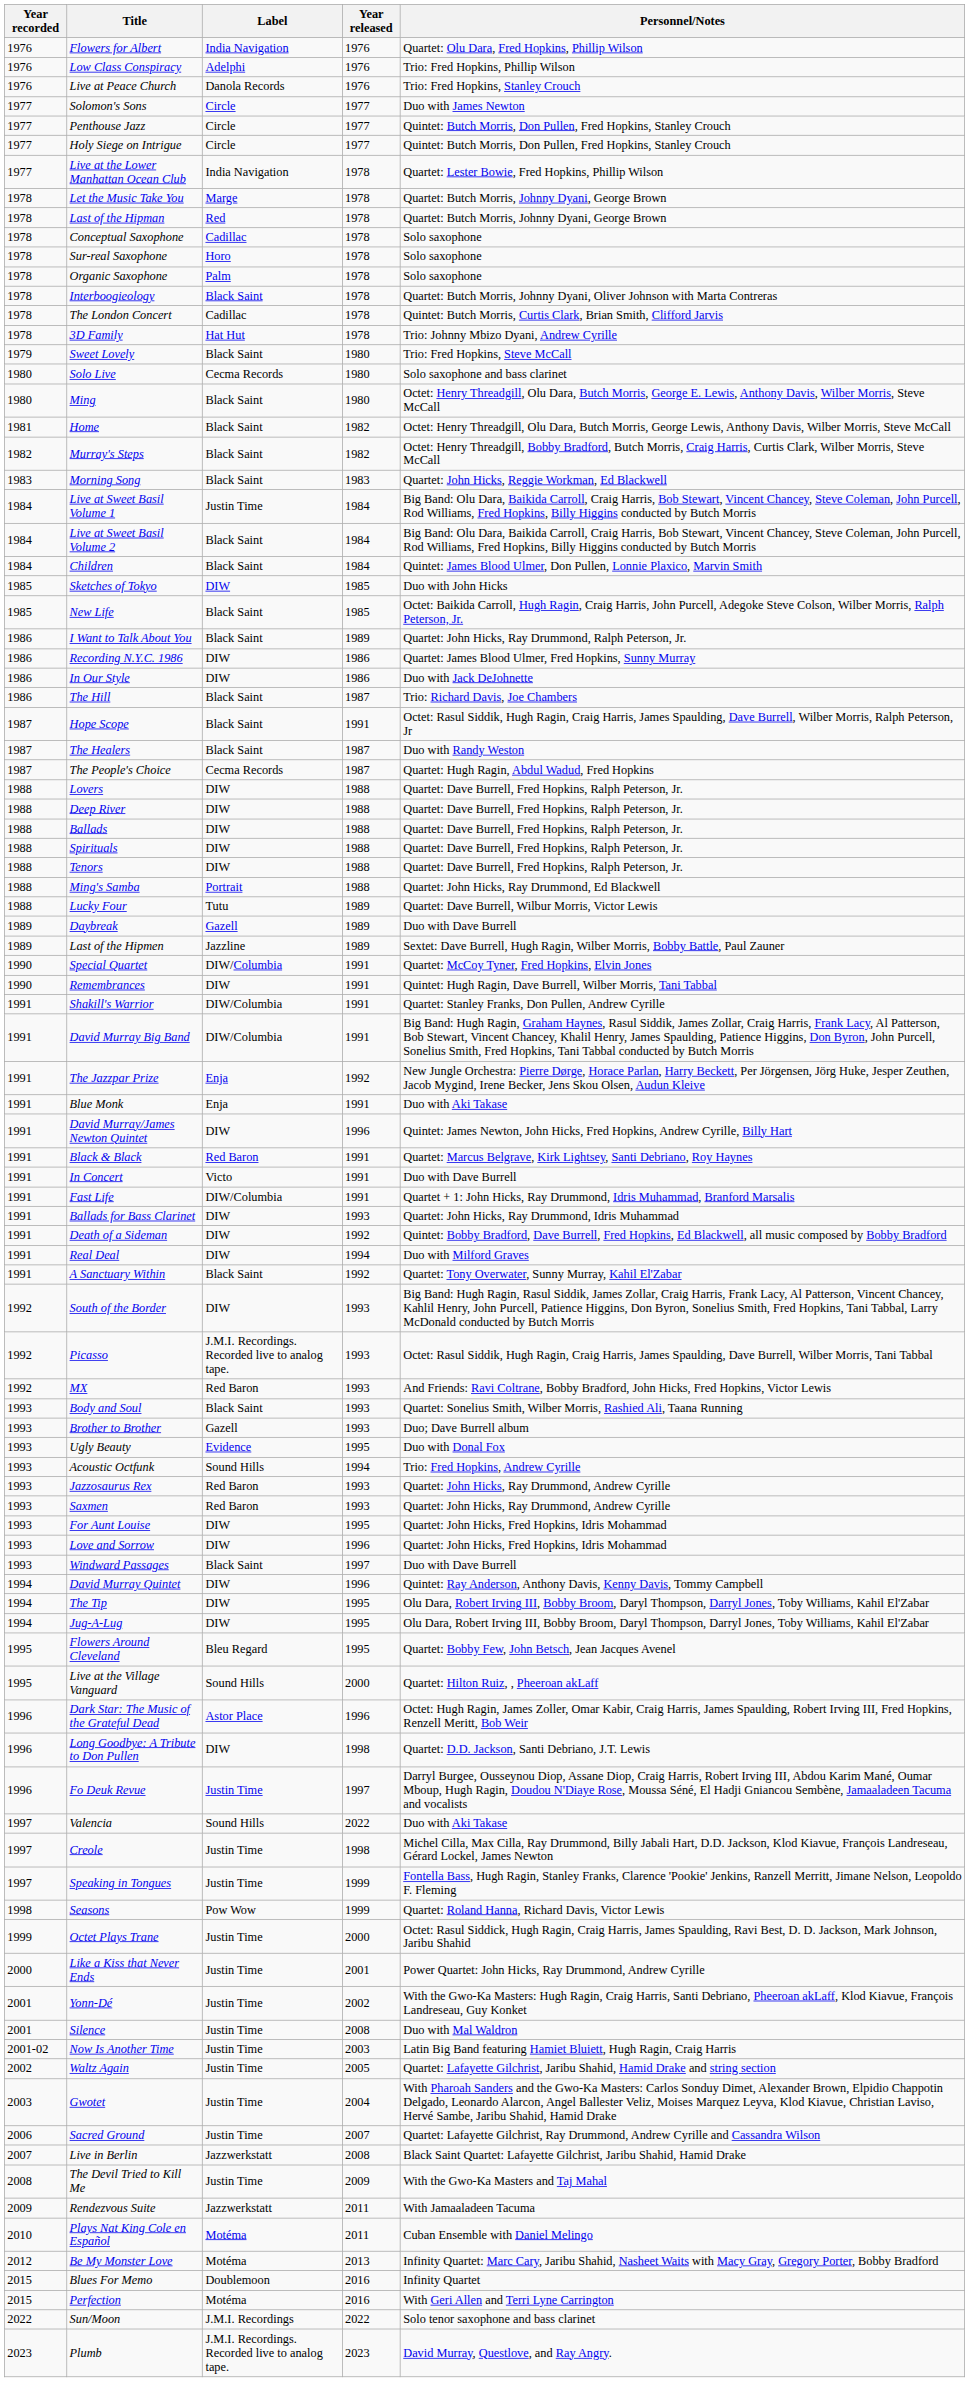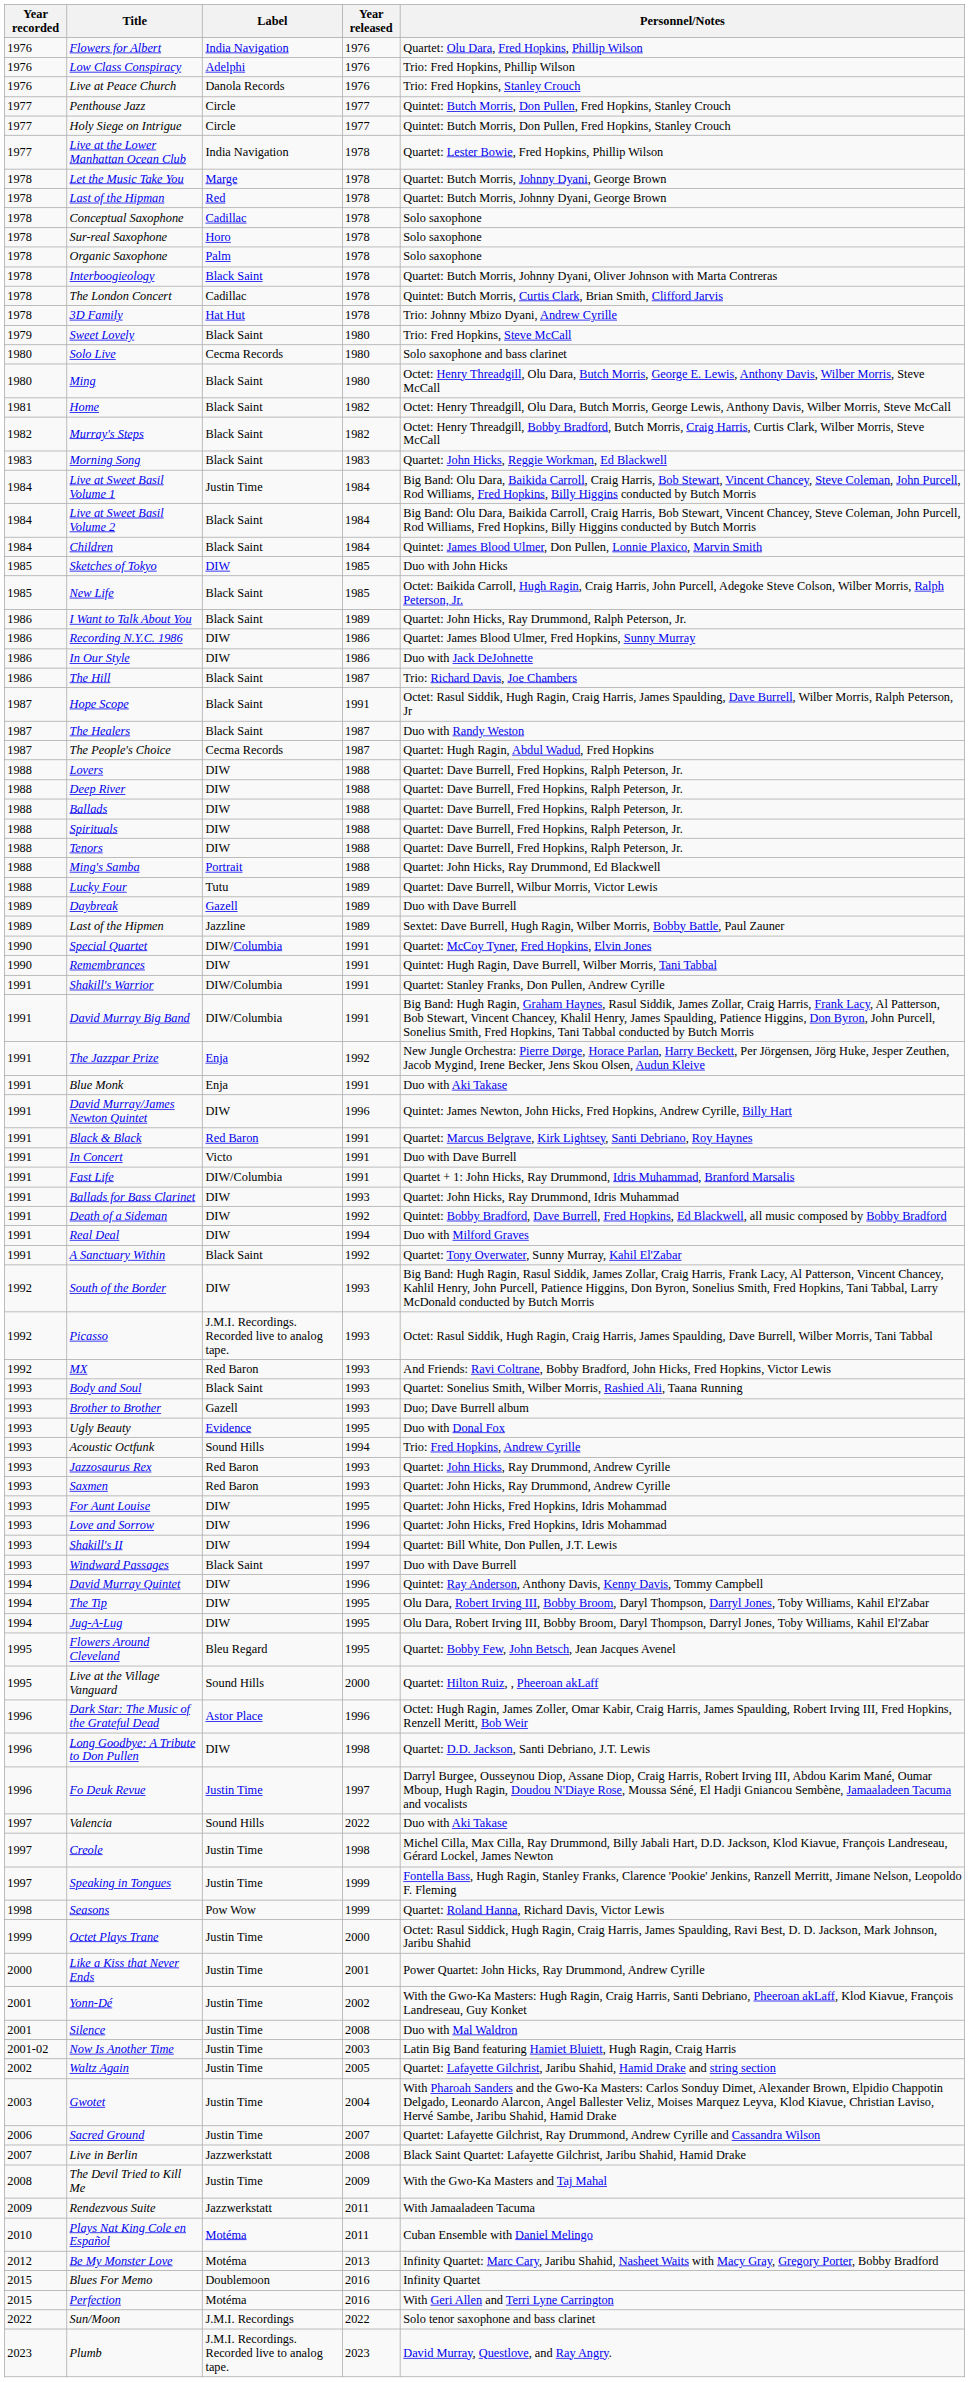- row: (108, 106)
+ row: (96, 1545)
